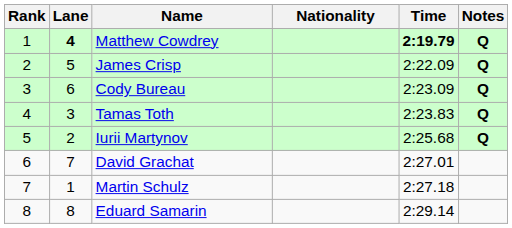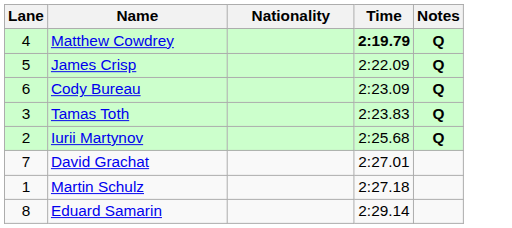- column: (27, 16)
(71, 41) bold -> (26, 41) normal
